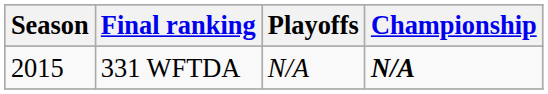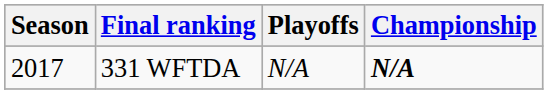(37, 67) 2015 -> (37, 67) 2017
